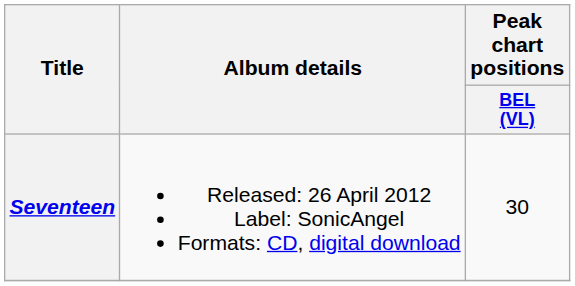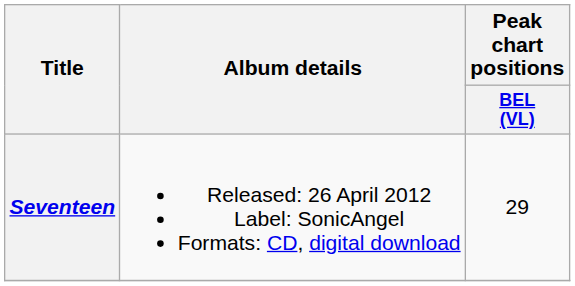(517, 207) 30 -> (517, 207) 29
